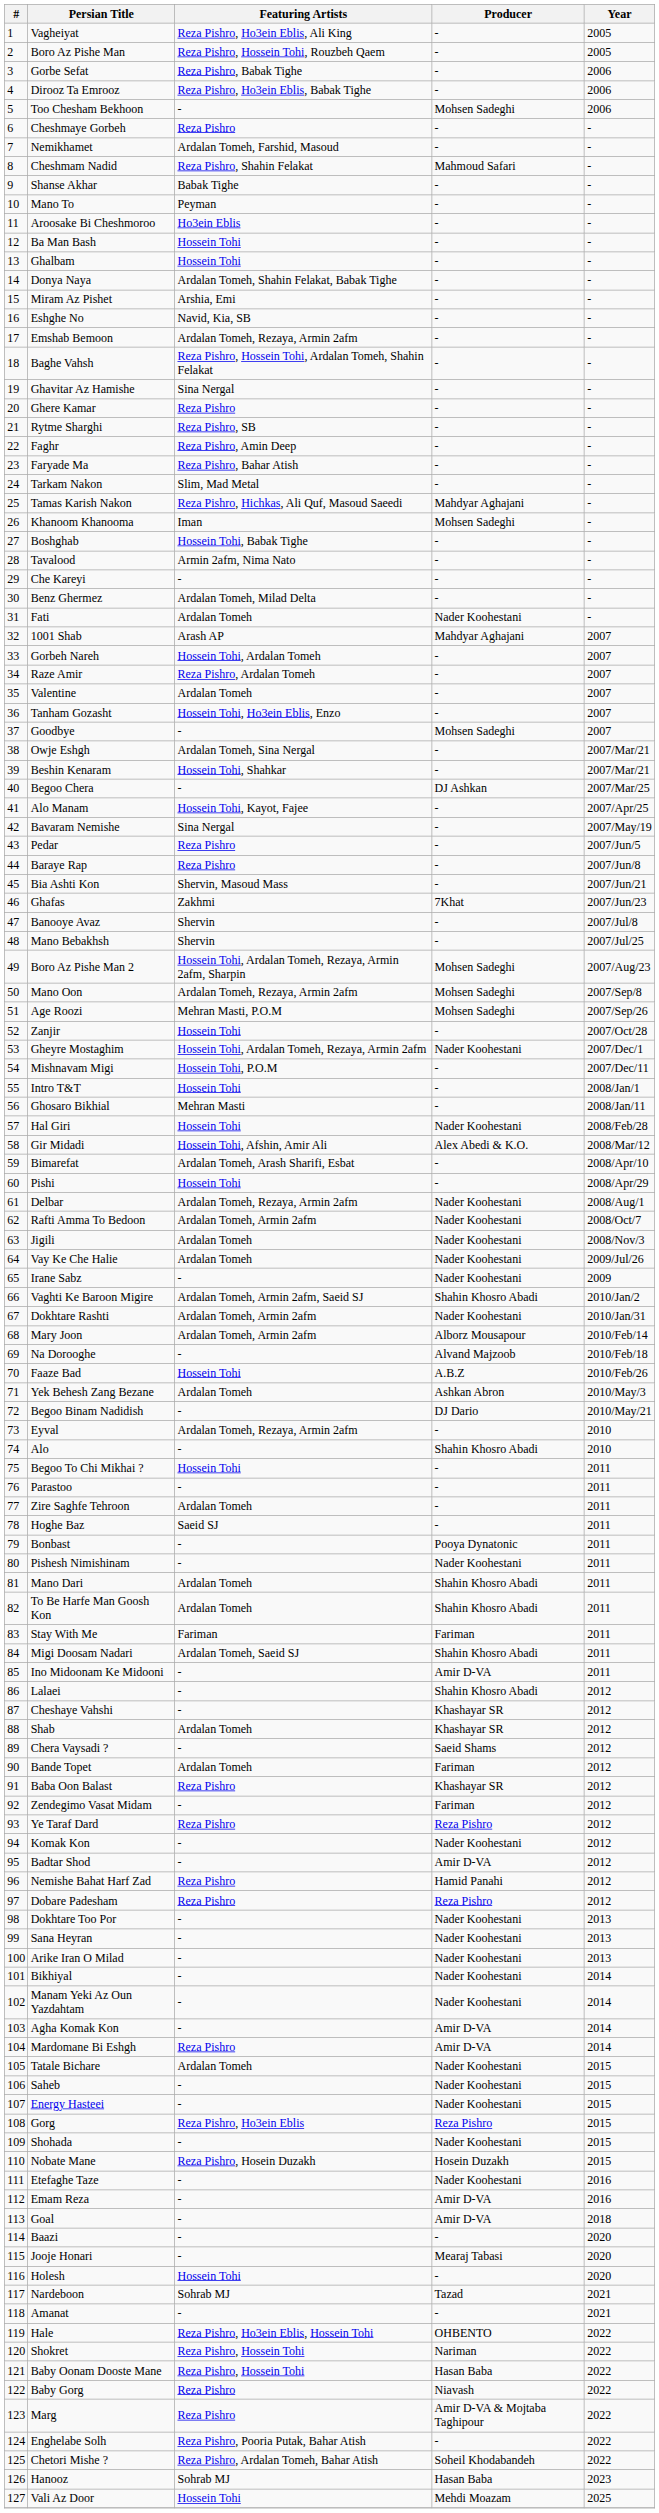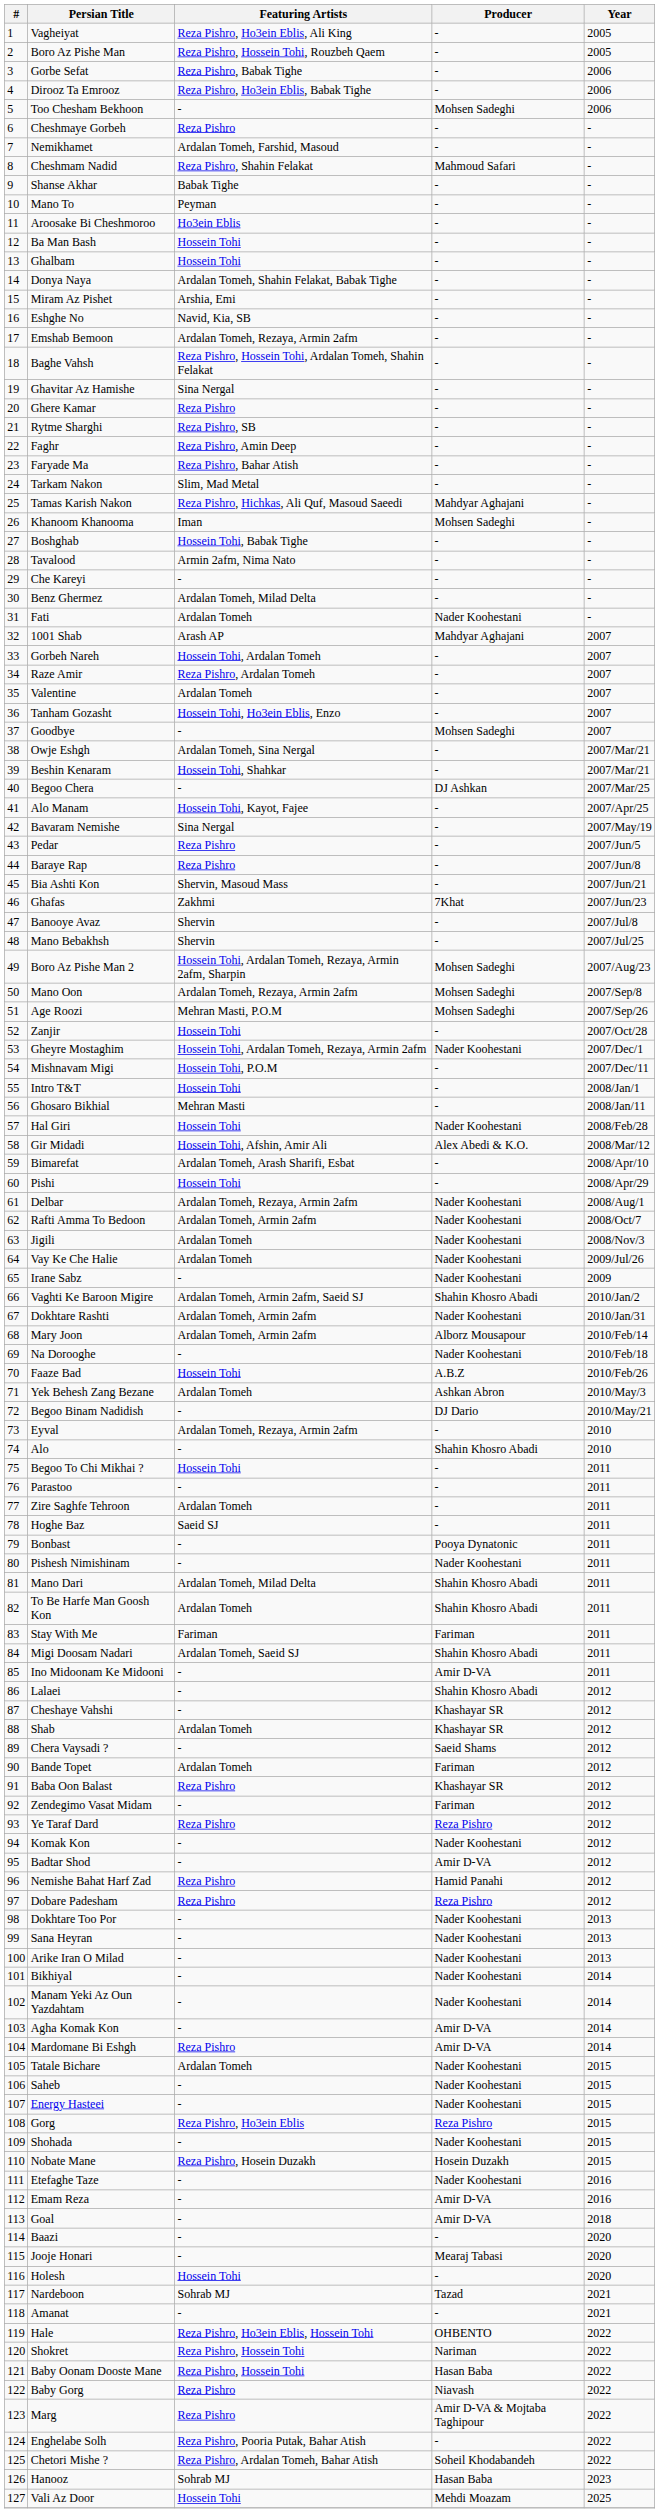(475, 1354) Alvand Majzoob -> (478, 1354) Nader Koohestani
(215, 1582) Ardalan Tomeh -> (247, 1582) Ardalan Tomeh, Milad Delta
